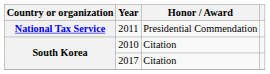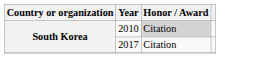- row: (128, 28)
(160, 45) no background -> (160, 28) lightgrey background
